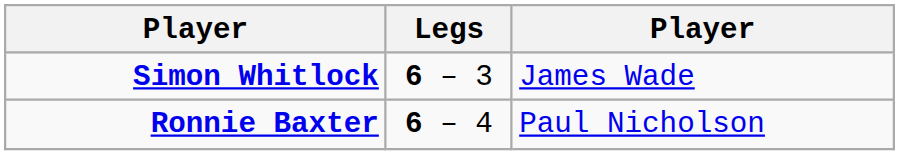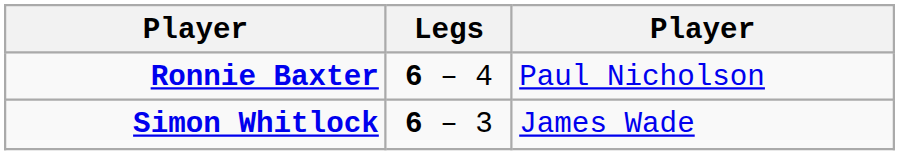rows swapped: (256, 77) <-> (265, 124)
